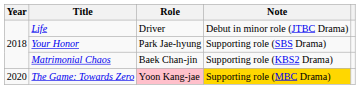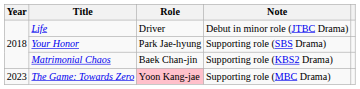(17, 76) 2020 -> (17, 76) 2023
(268, 76) gold background -> (268, 76) no background
